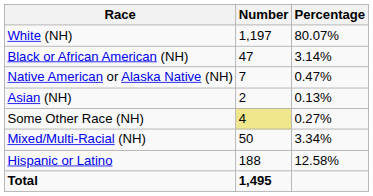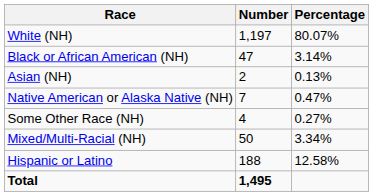rows swapped: (120, 77) <-> (40, 98)
(242, 118) khaki background -> (242, 118) no background
